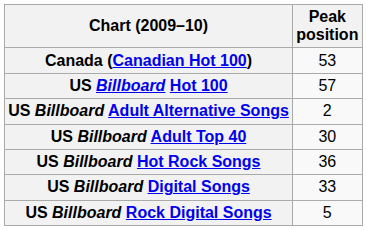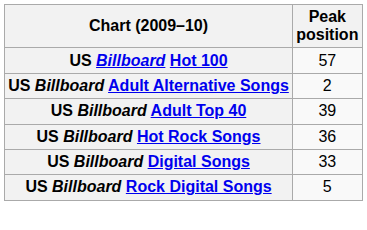- row: (149, 60)
(327, 136) 30 -> (327, 111) 39
